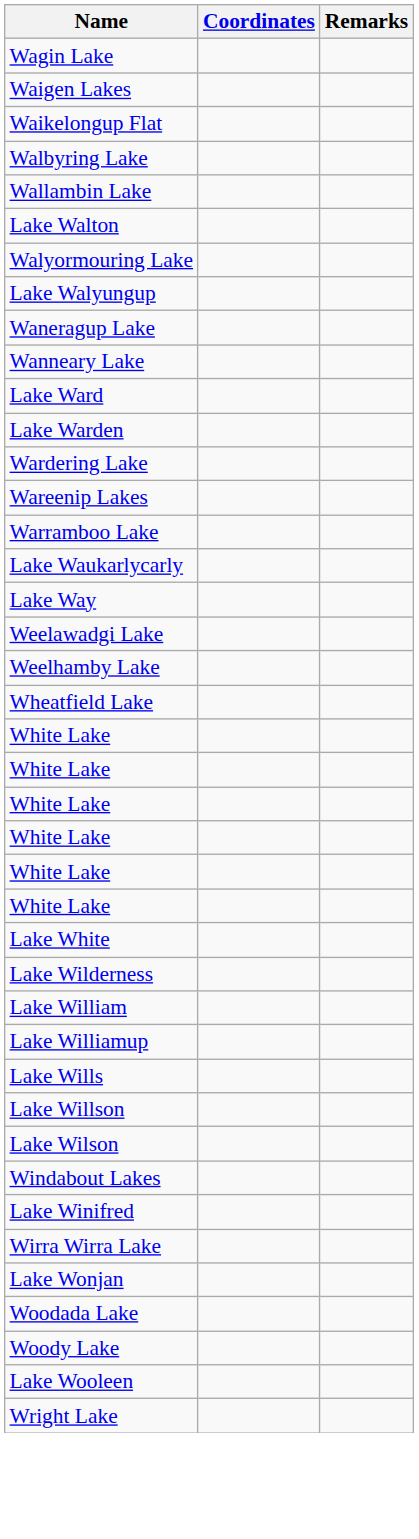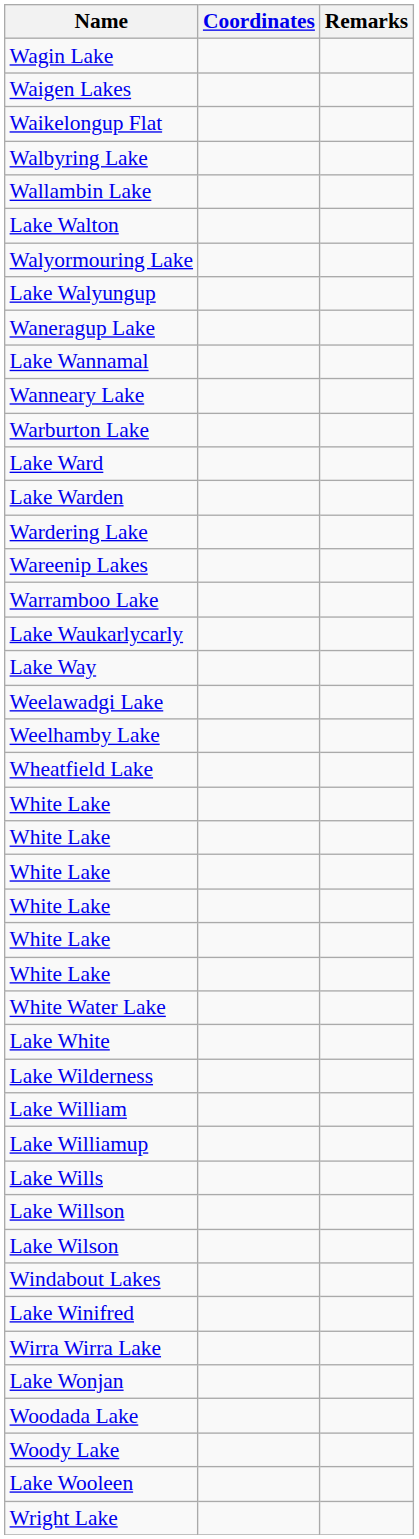+ row: (79, 361)
+ row: (79, 429)
+ row: (88, 1007)
